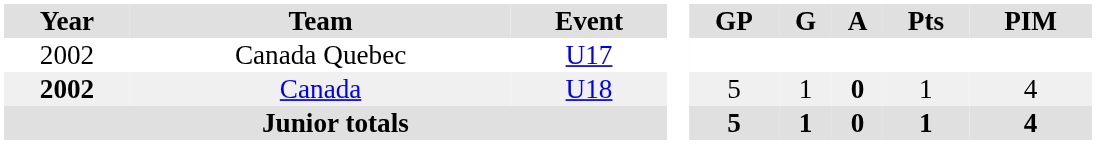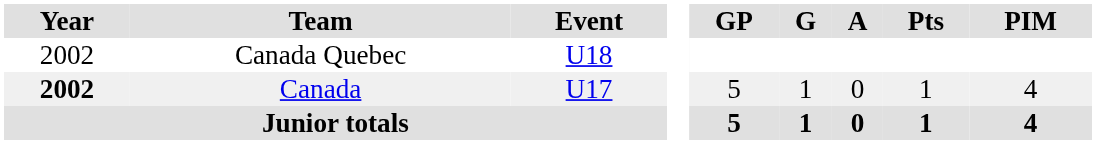(589, 54) U17 -> (589, 54) U18
(589, 88) U18 -> (589, 88) U17
(858, 88) bold -> (858, 88) normal
